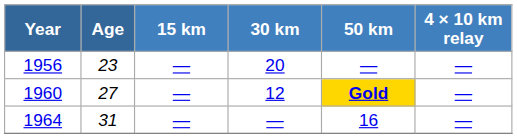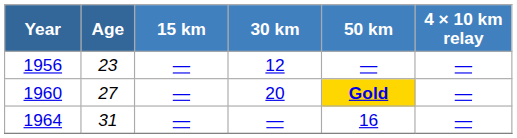(275, 65) 20 -> (275, 65) 12
(275, 93) 12 -> (275, 93) 20
